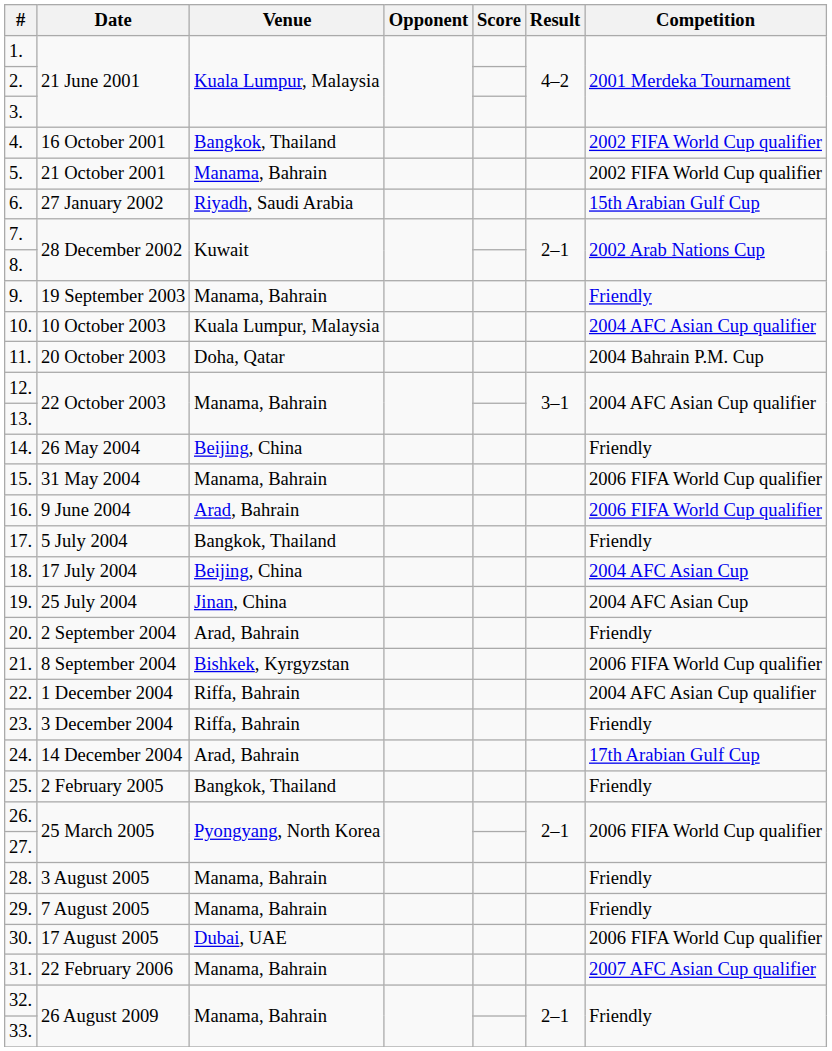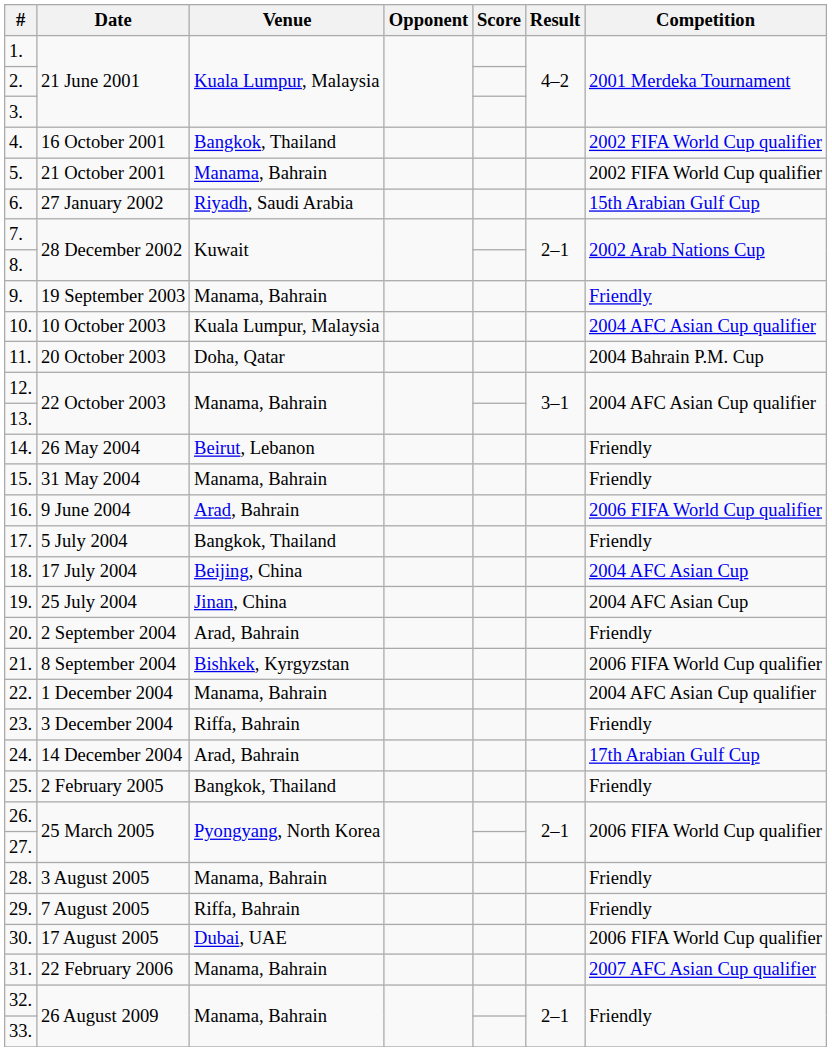(248, 449) Beijing, China -> (254, 449) Beirut, Lebanon
(705, 479) 2006 FIFA World Cup qualifier -> (620, 479) Friendly
(247, 694) Riffa, Bahrain -> (261, 694) Manama, Bahrain
(261, 908) Manama, Bahrain -> (247, 908) Riffa, Bahrain
